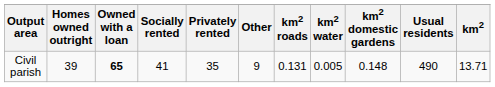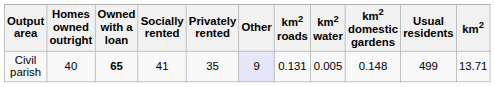(71, 66) 39 -> (71, 66) 40
(257, 66) no background -> (257, 66) lavender background
(428, 66) 490 -> (428, 66) 499
